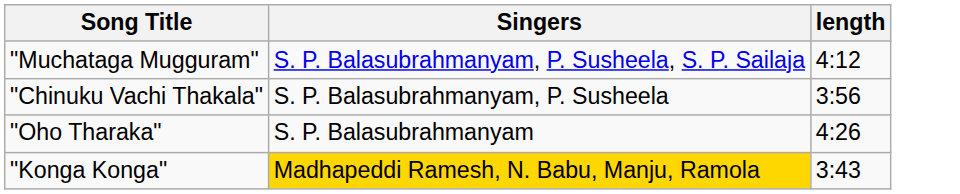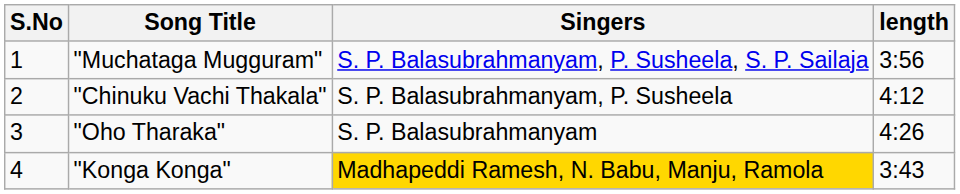+ column: (37, 22)
(838, 59) 4:12 -> (902, 59) 3:56
(838, 96) 3:56 -> (902, 96) 4:12
